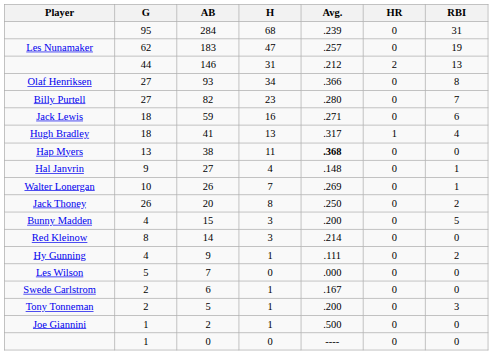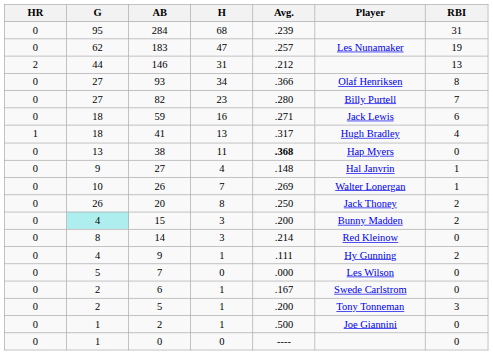columns swapped: (60, 13) <-> (394, 13)
(146, 220) no background -> (98, 220) paleturquoise background
(457, 220) 5 -> (457, 220) 2
